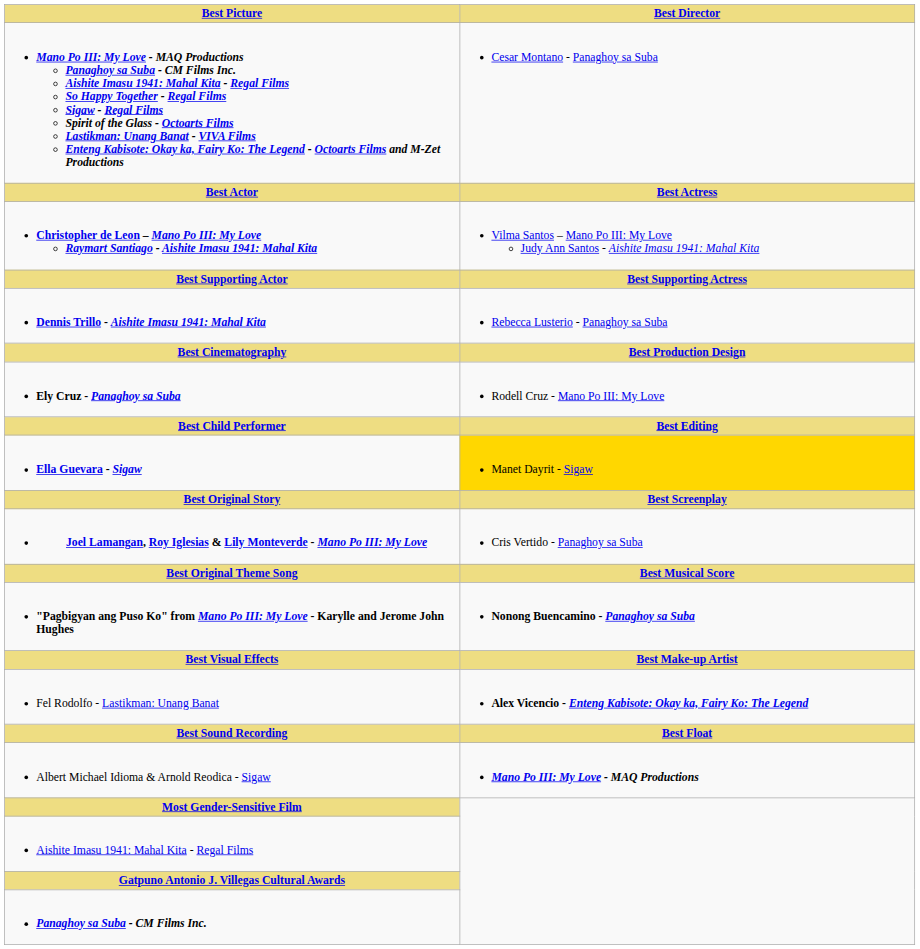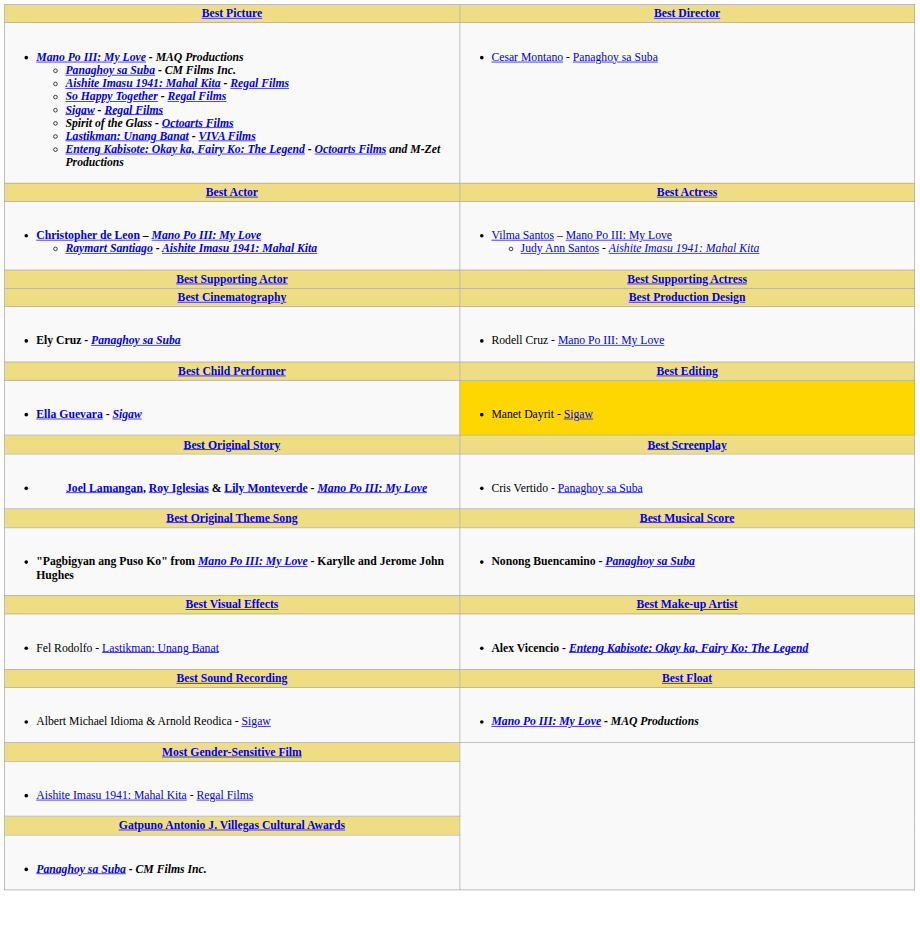- row: (232, 322)
